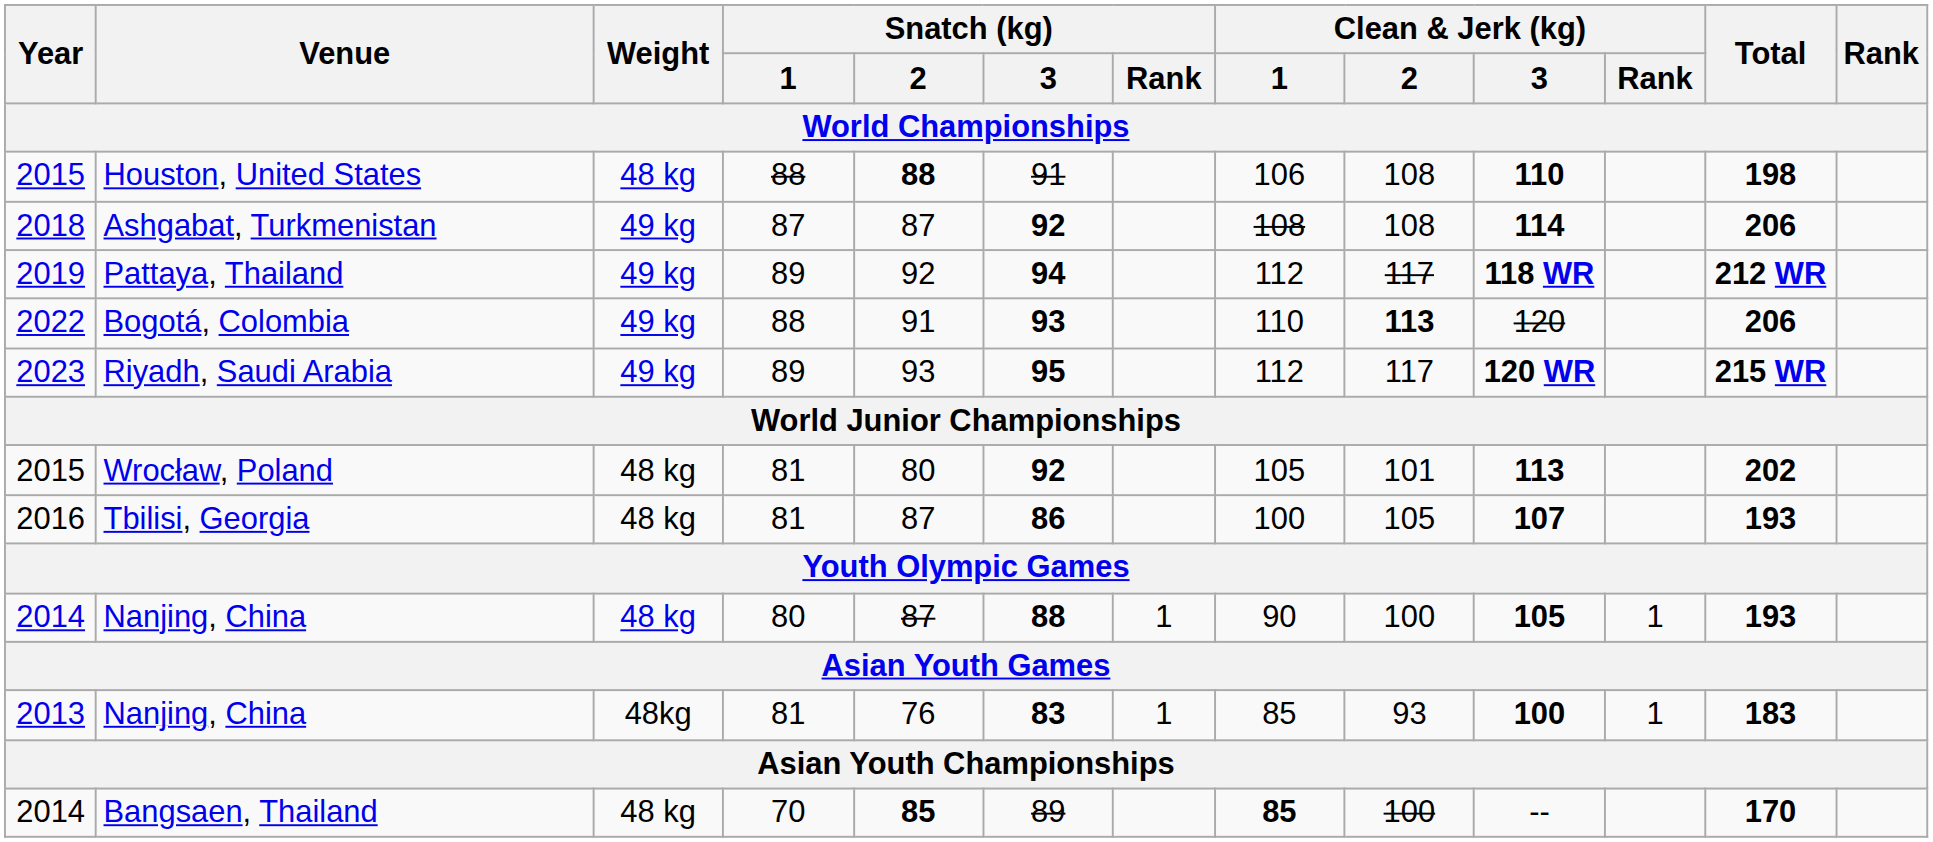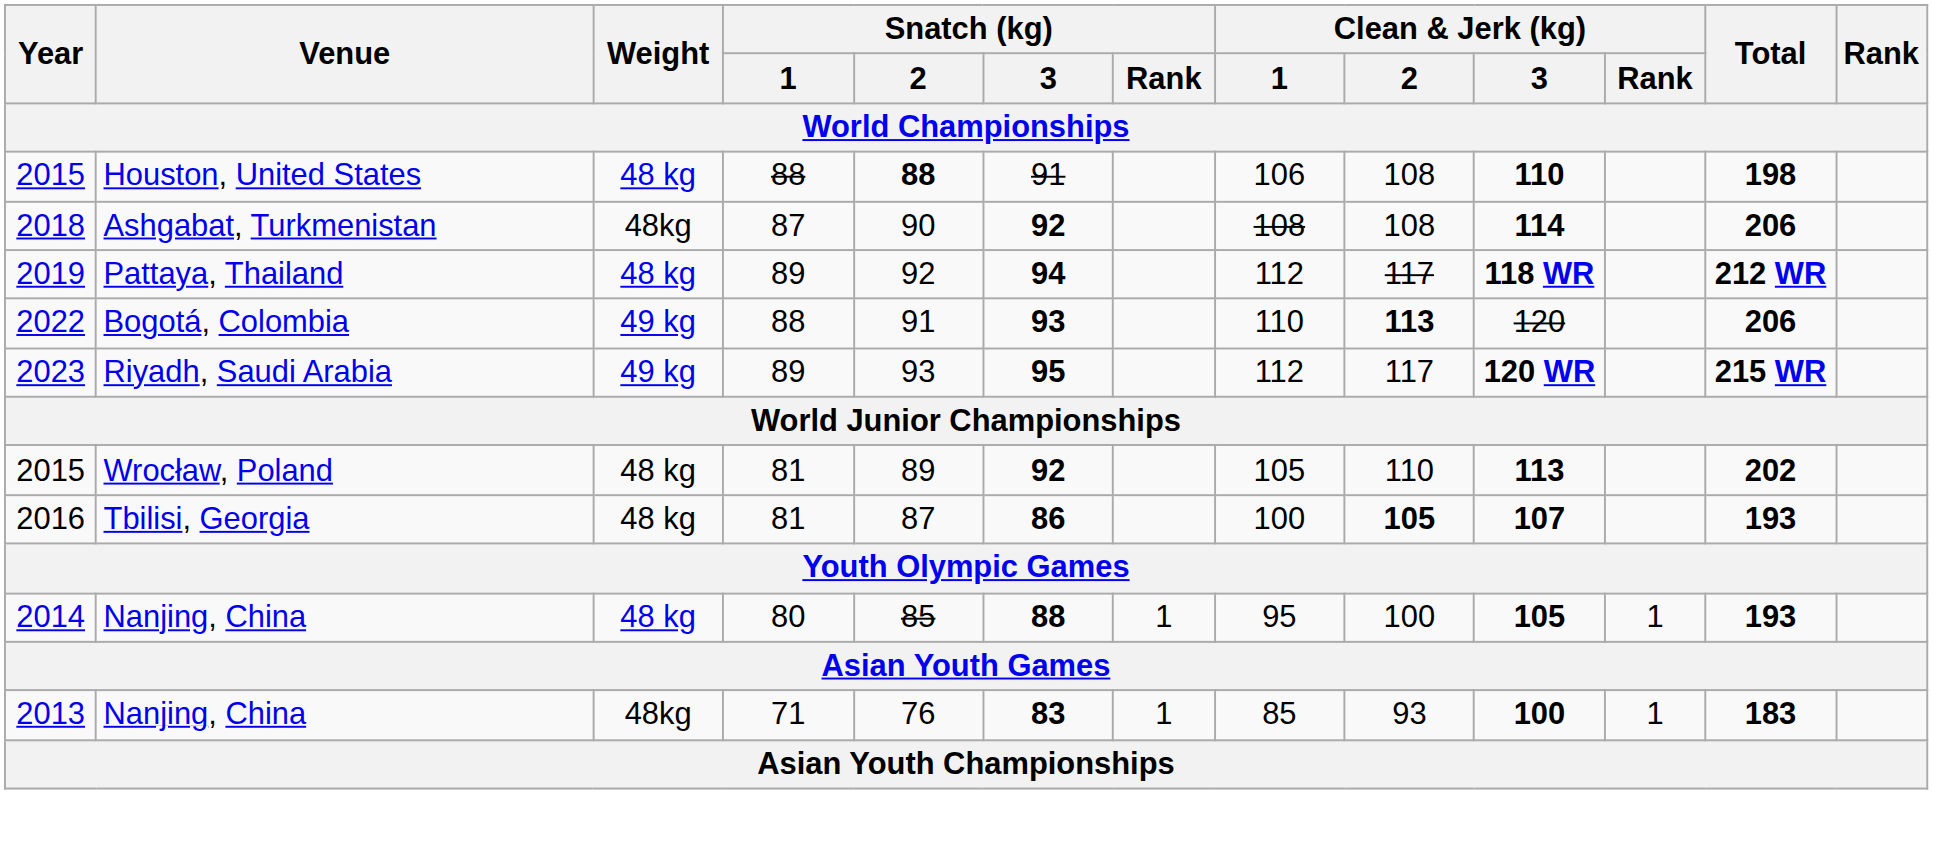(658, 224) 49 kg -> (658, 224) 48kg
(918, 224) 87 -> (918, 224) 90
(658, 273) 49 kg -> (658, 273) 48 kg
(918, 469) 80 -> (918, 469) 89
(1409, 469) 101 -> (1409, 469) 110
(1409, 518) normal -> (1409, 518) bold
(918, 616) 87 -> (918, 616) 85
(1279, 616) 90 -> (1279, 616) 95
(788, 714) 81 -> (788, 714) 71
- row: (51, 812)
